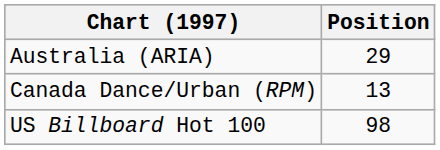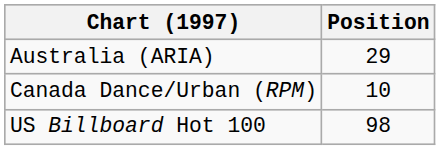(378, 92) 13 -> (378, 92) 10
